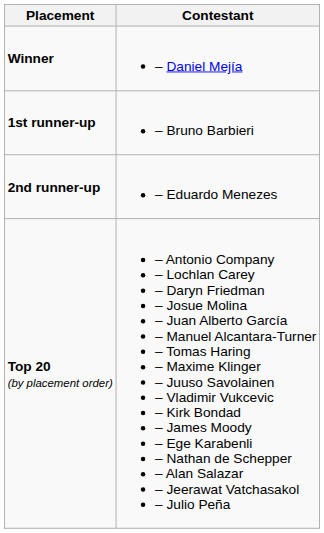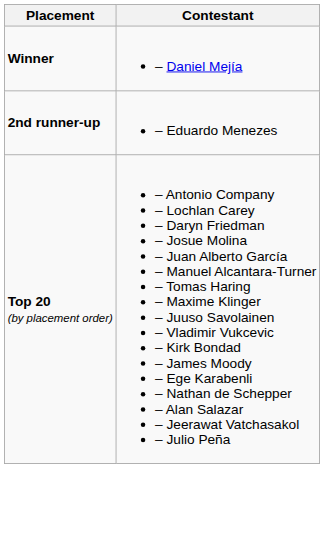- row: (52, 123)
